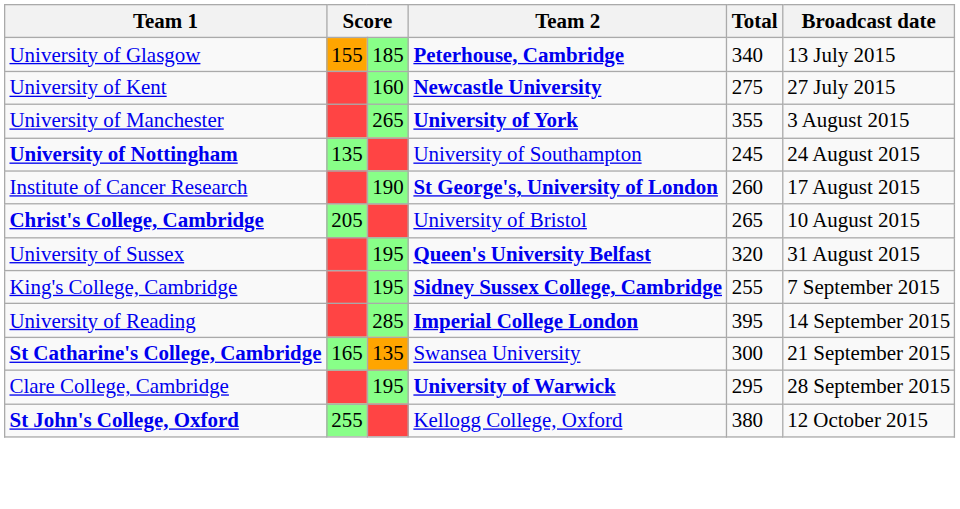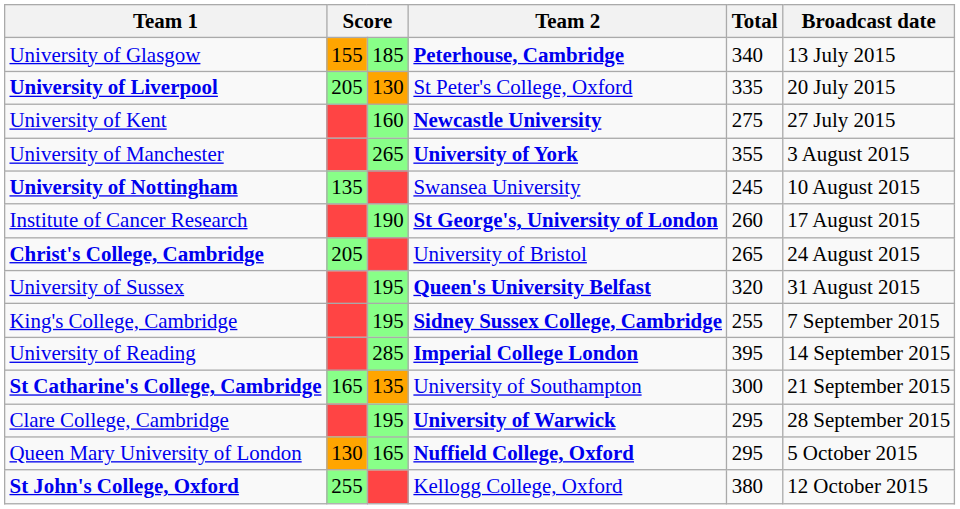+ row: (114, 87)
(528, 154) University of Southampton -> (497, 187) Swansea University
(854, 154) 24 August 2015 -> (854, 187) 10 August 2015
(854, 220) 10 August 2015 -> (854, 253) 24 August 2015
(497, 353) Swansea University -> (528, 386) University of Southampton
+ row: (156, 453)
